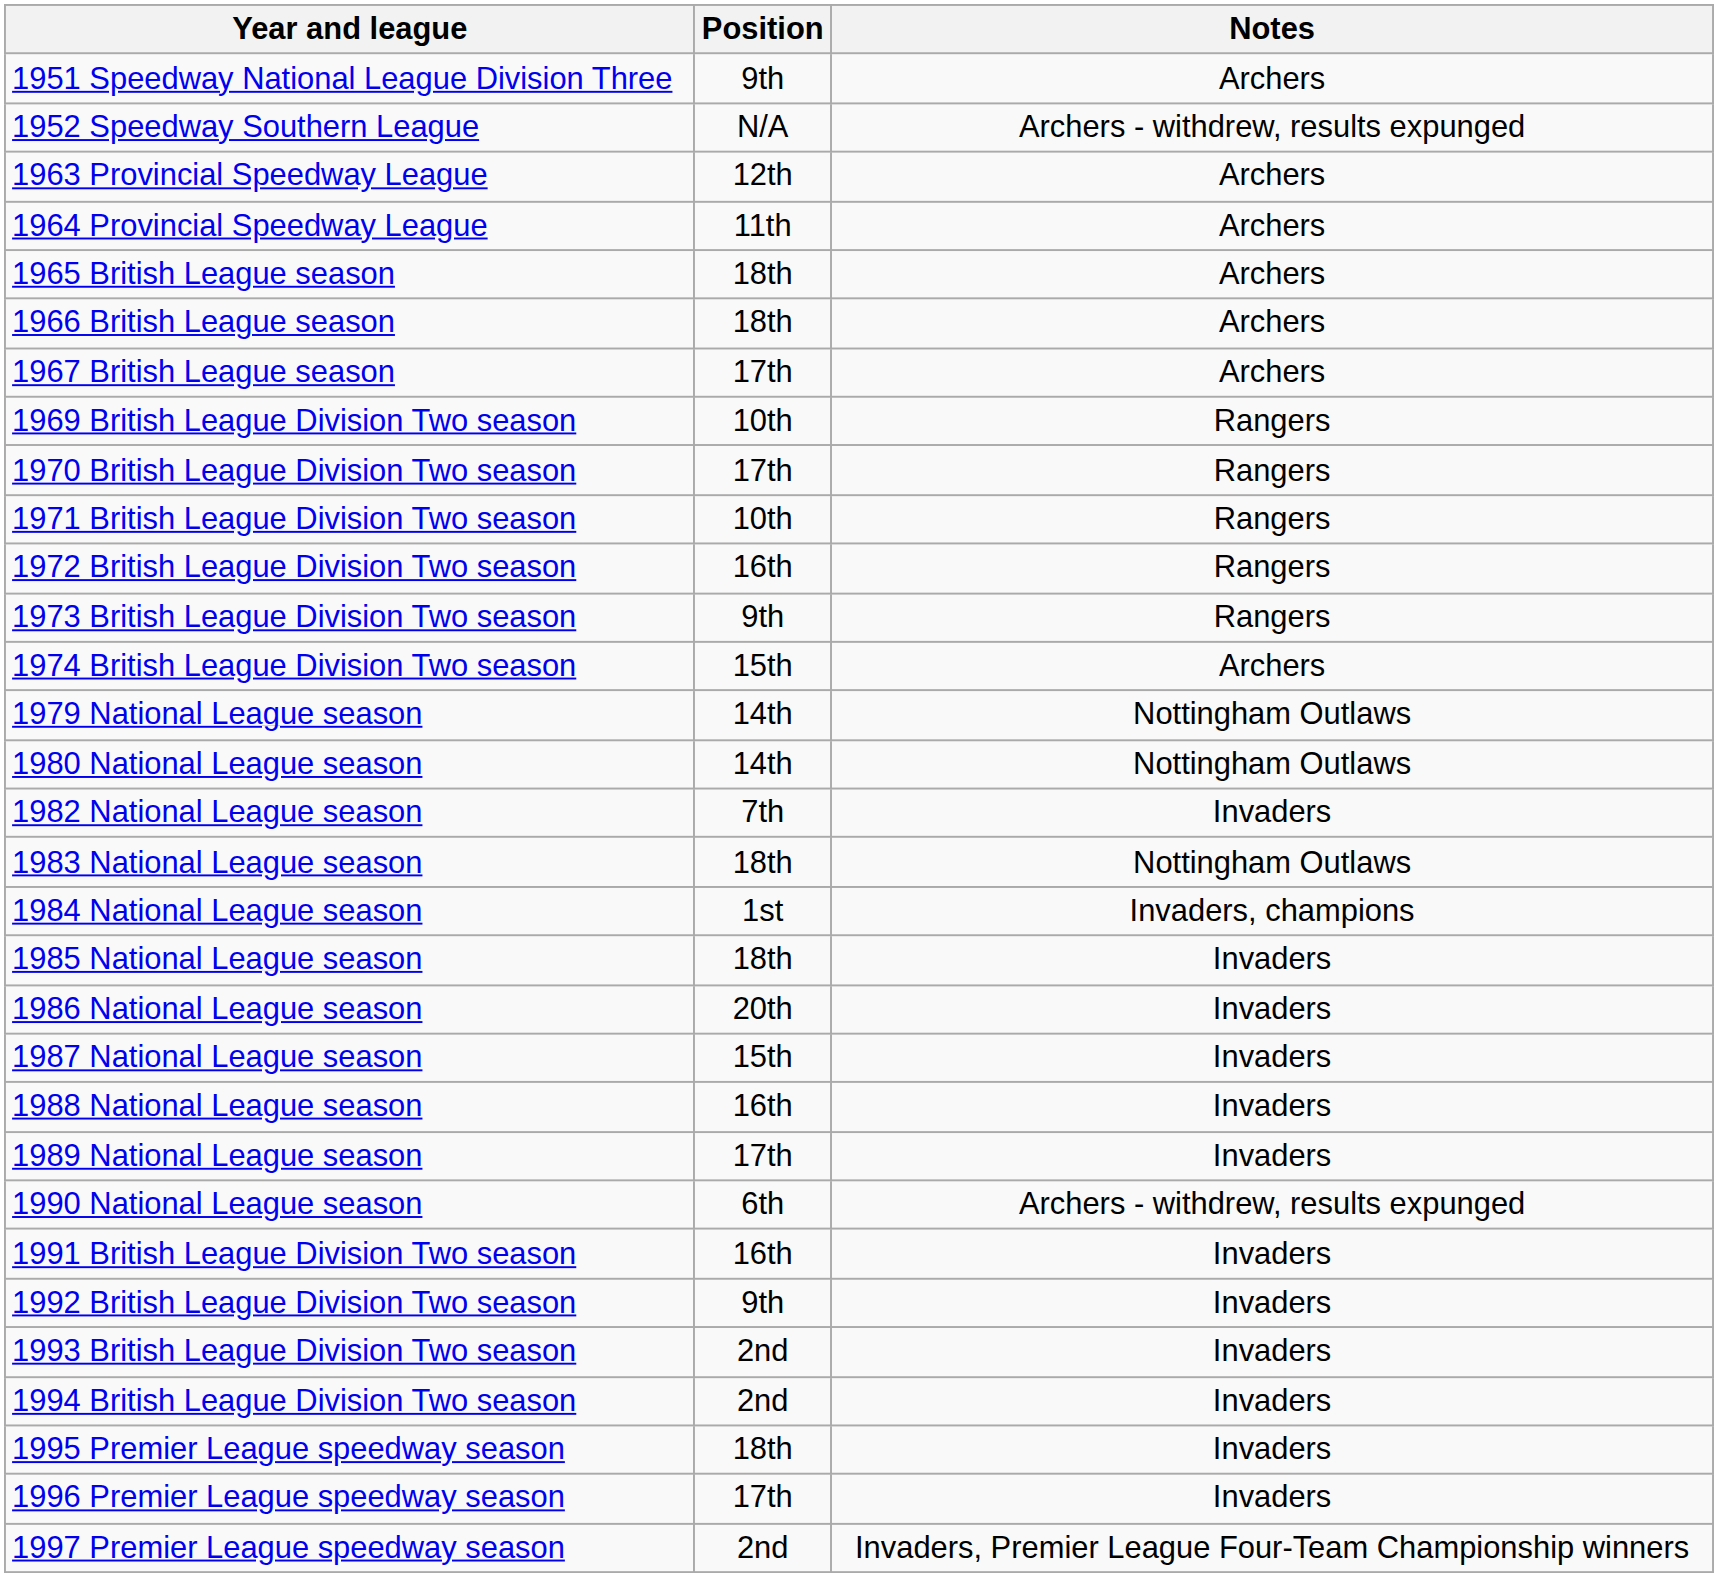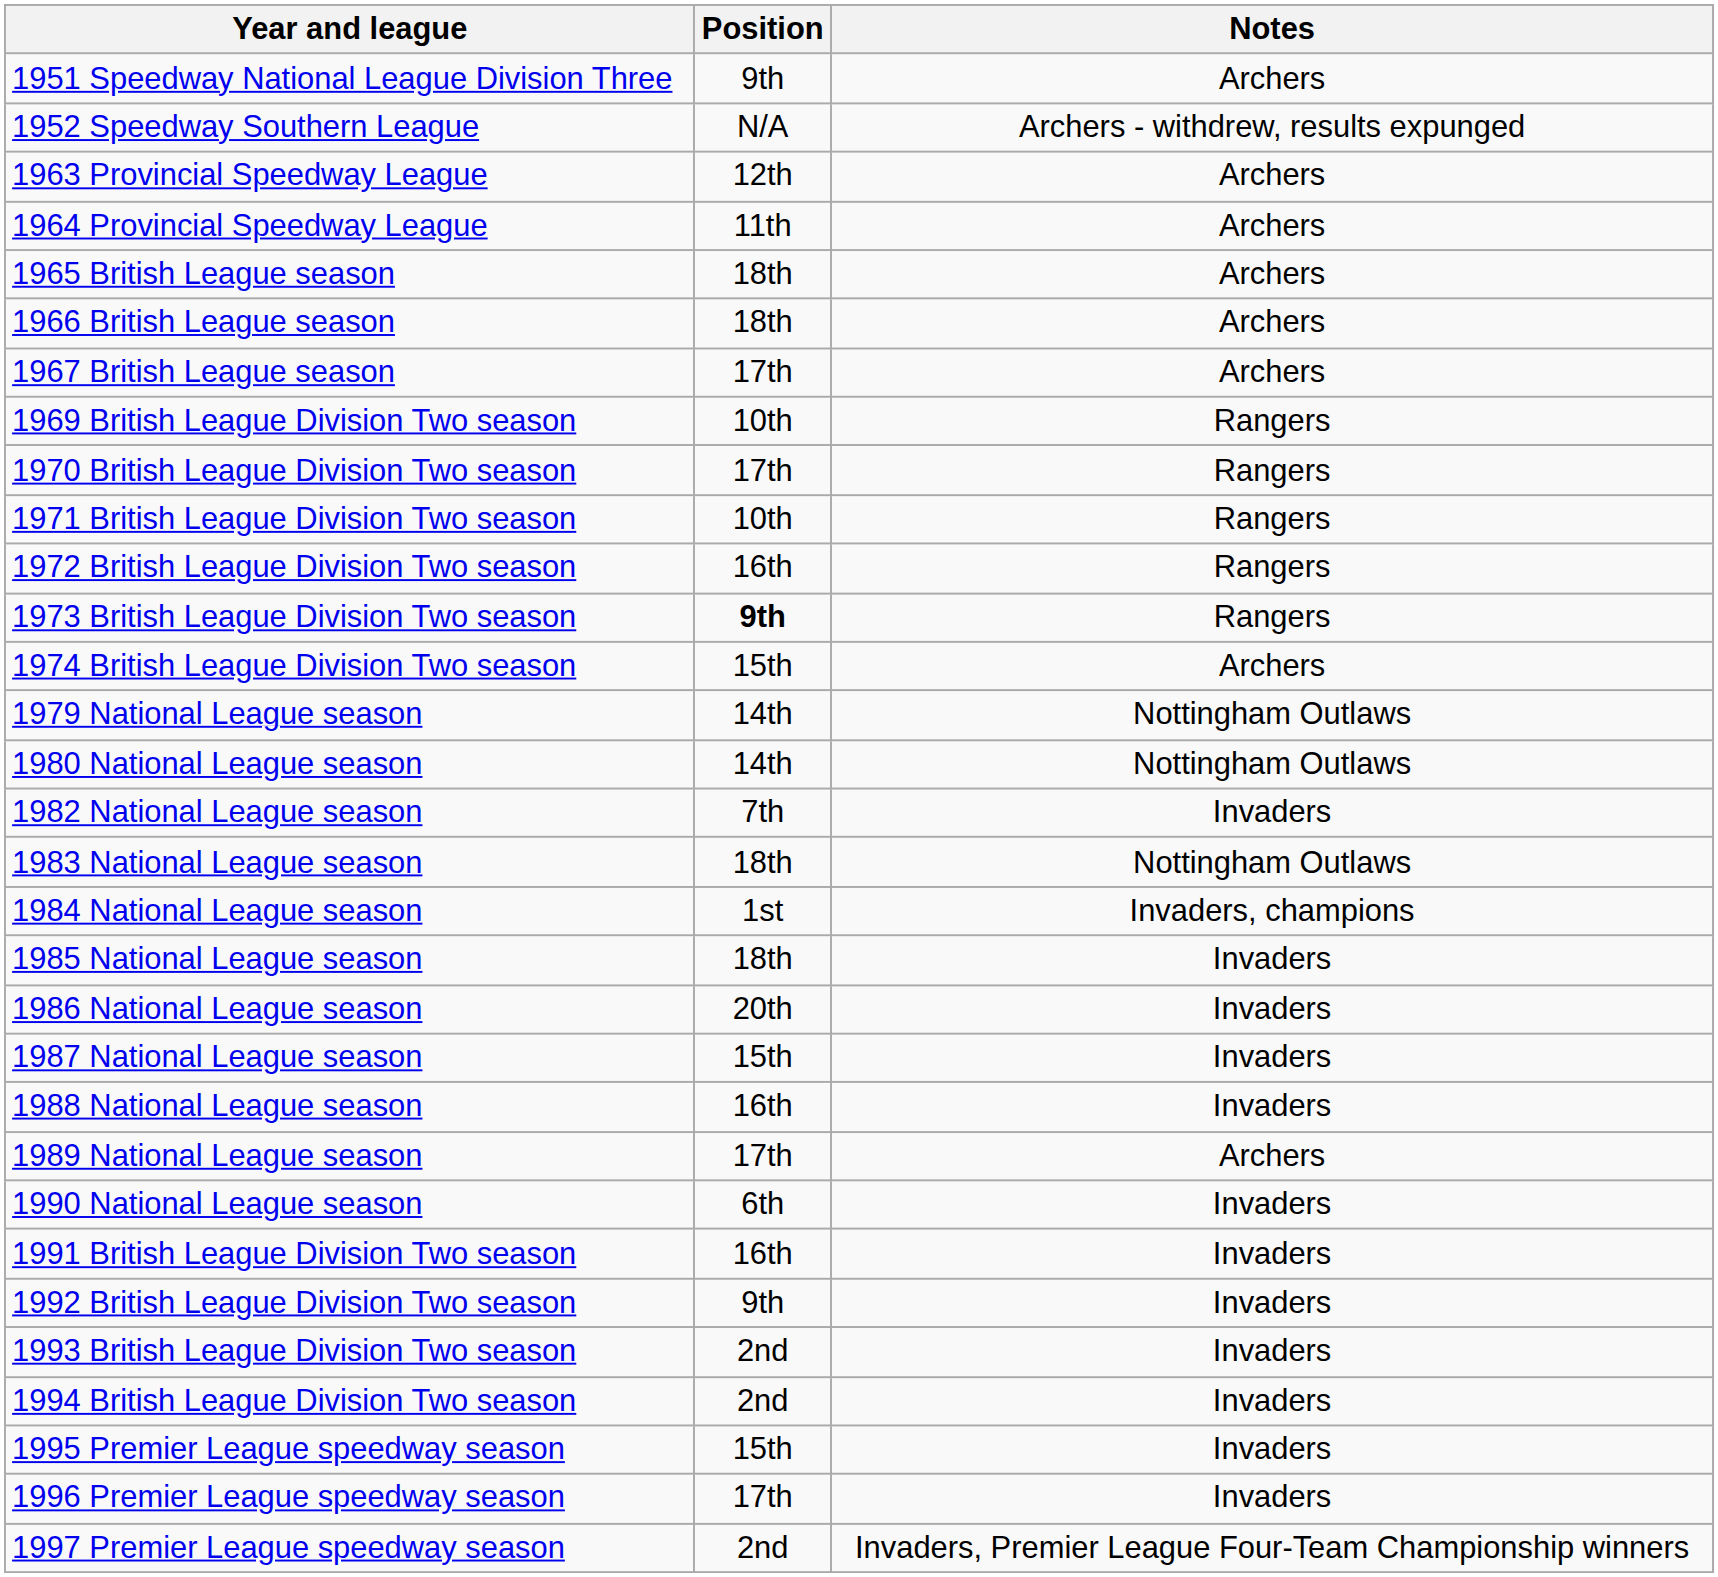(763, 616) normal -> (763, 616) bold
(1272, 1155) Invaders -> (1272, 1155) Archers
(1272, 1204) Archers - withdrew, results expunged -> (1272, 1204) Invaders
(763, 1449) 18th -> (763, 1449) 15th
